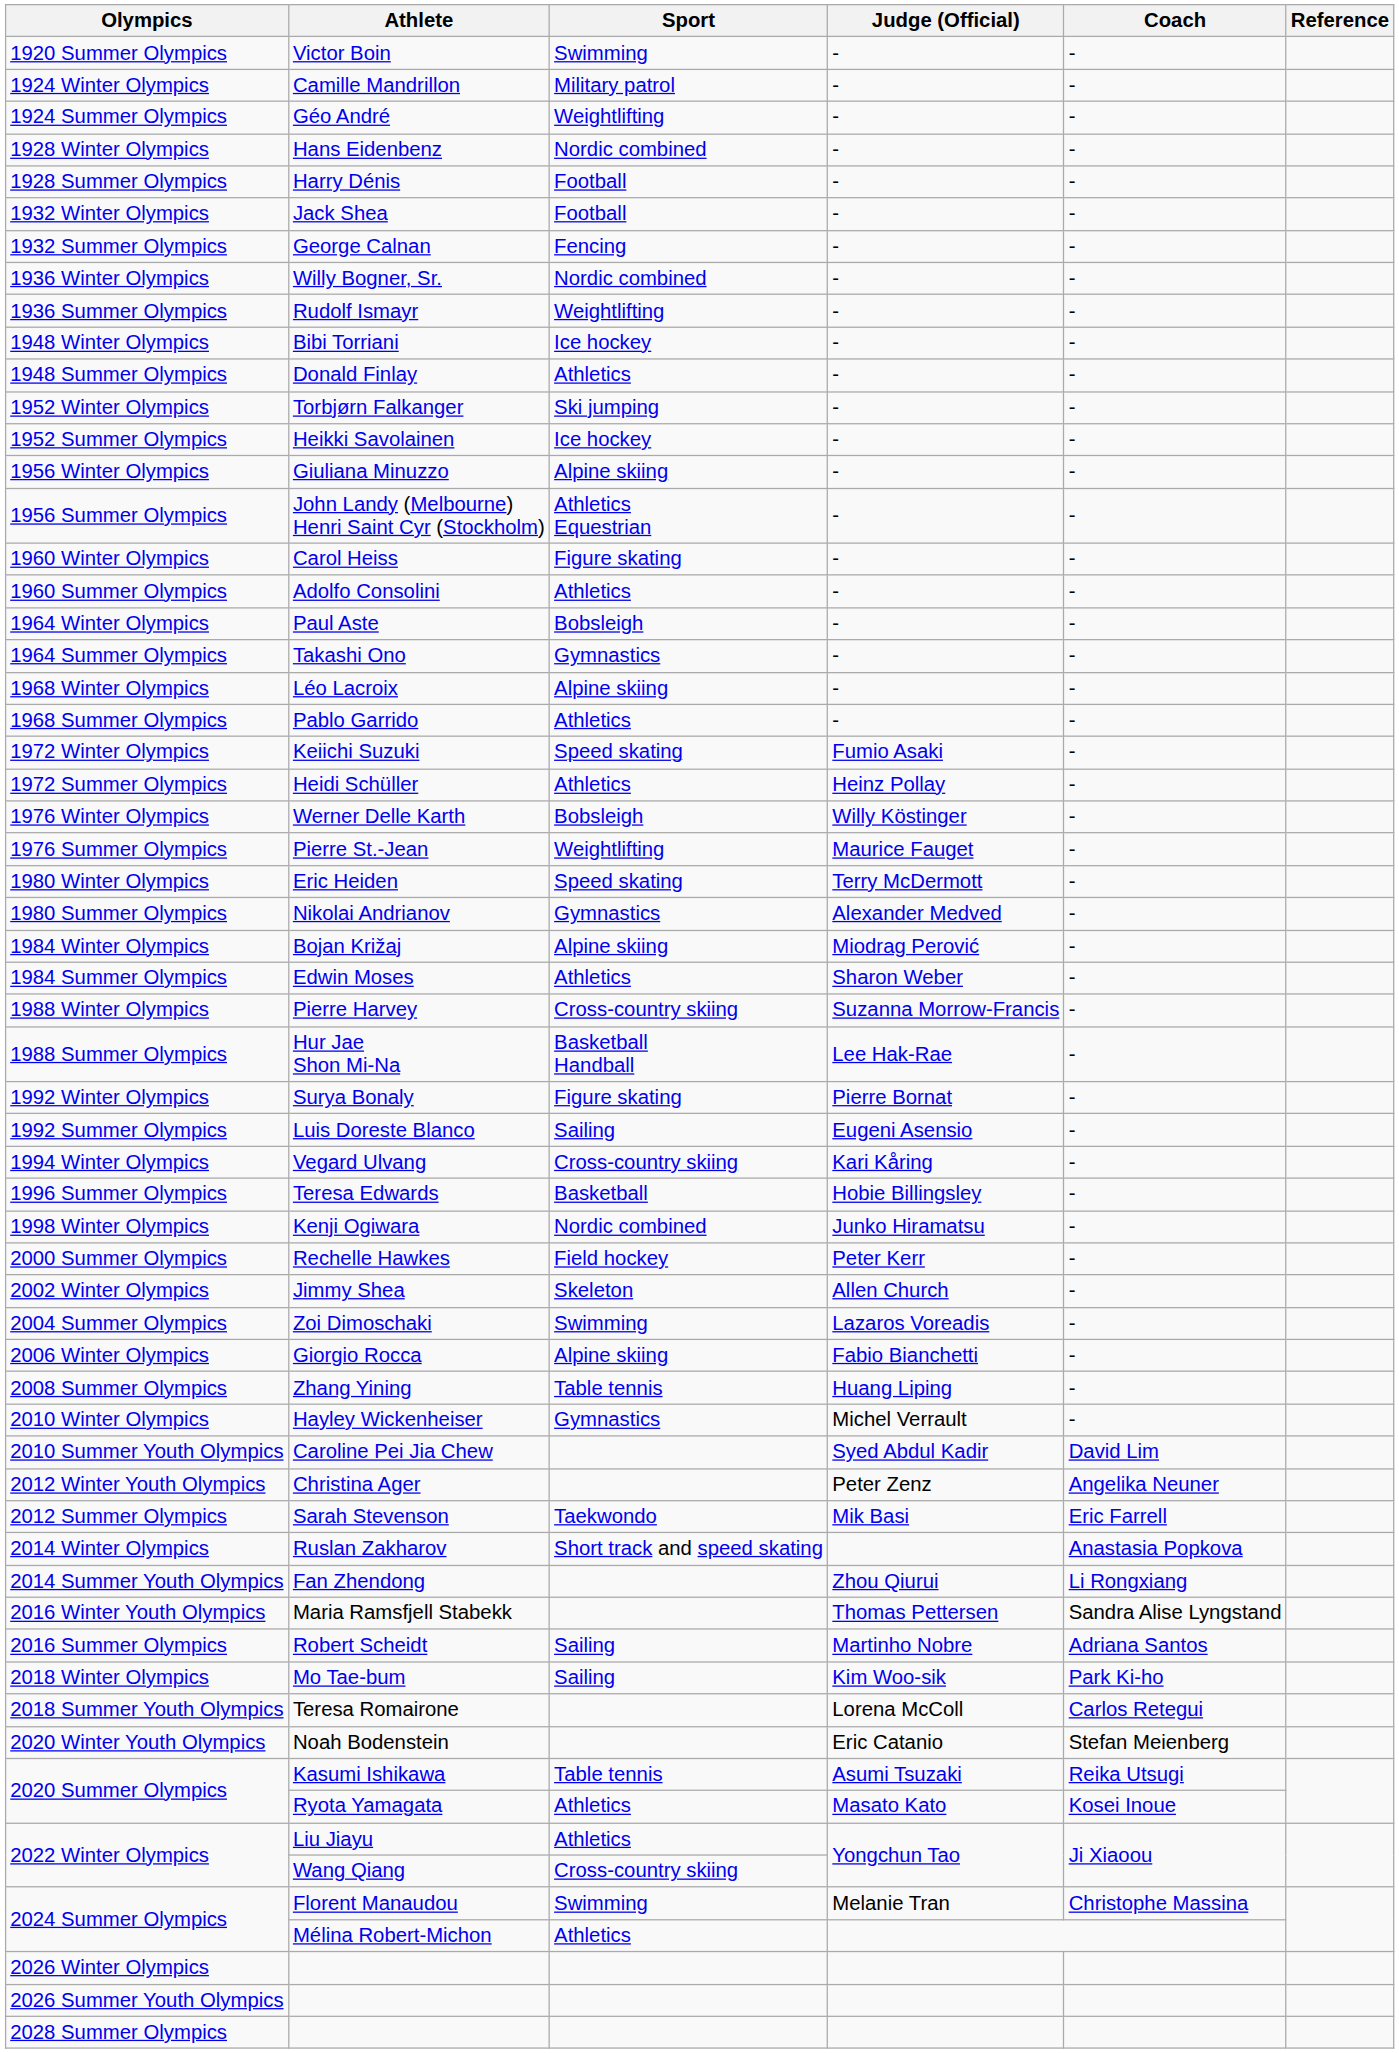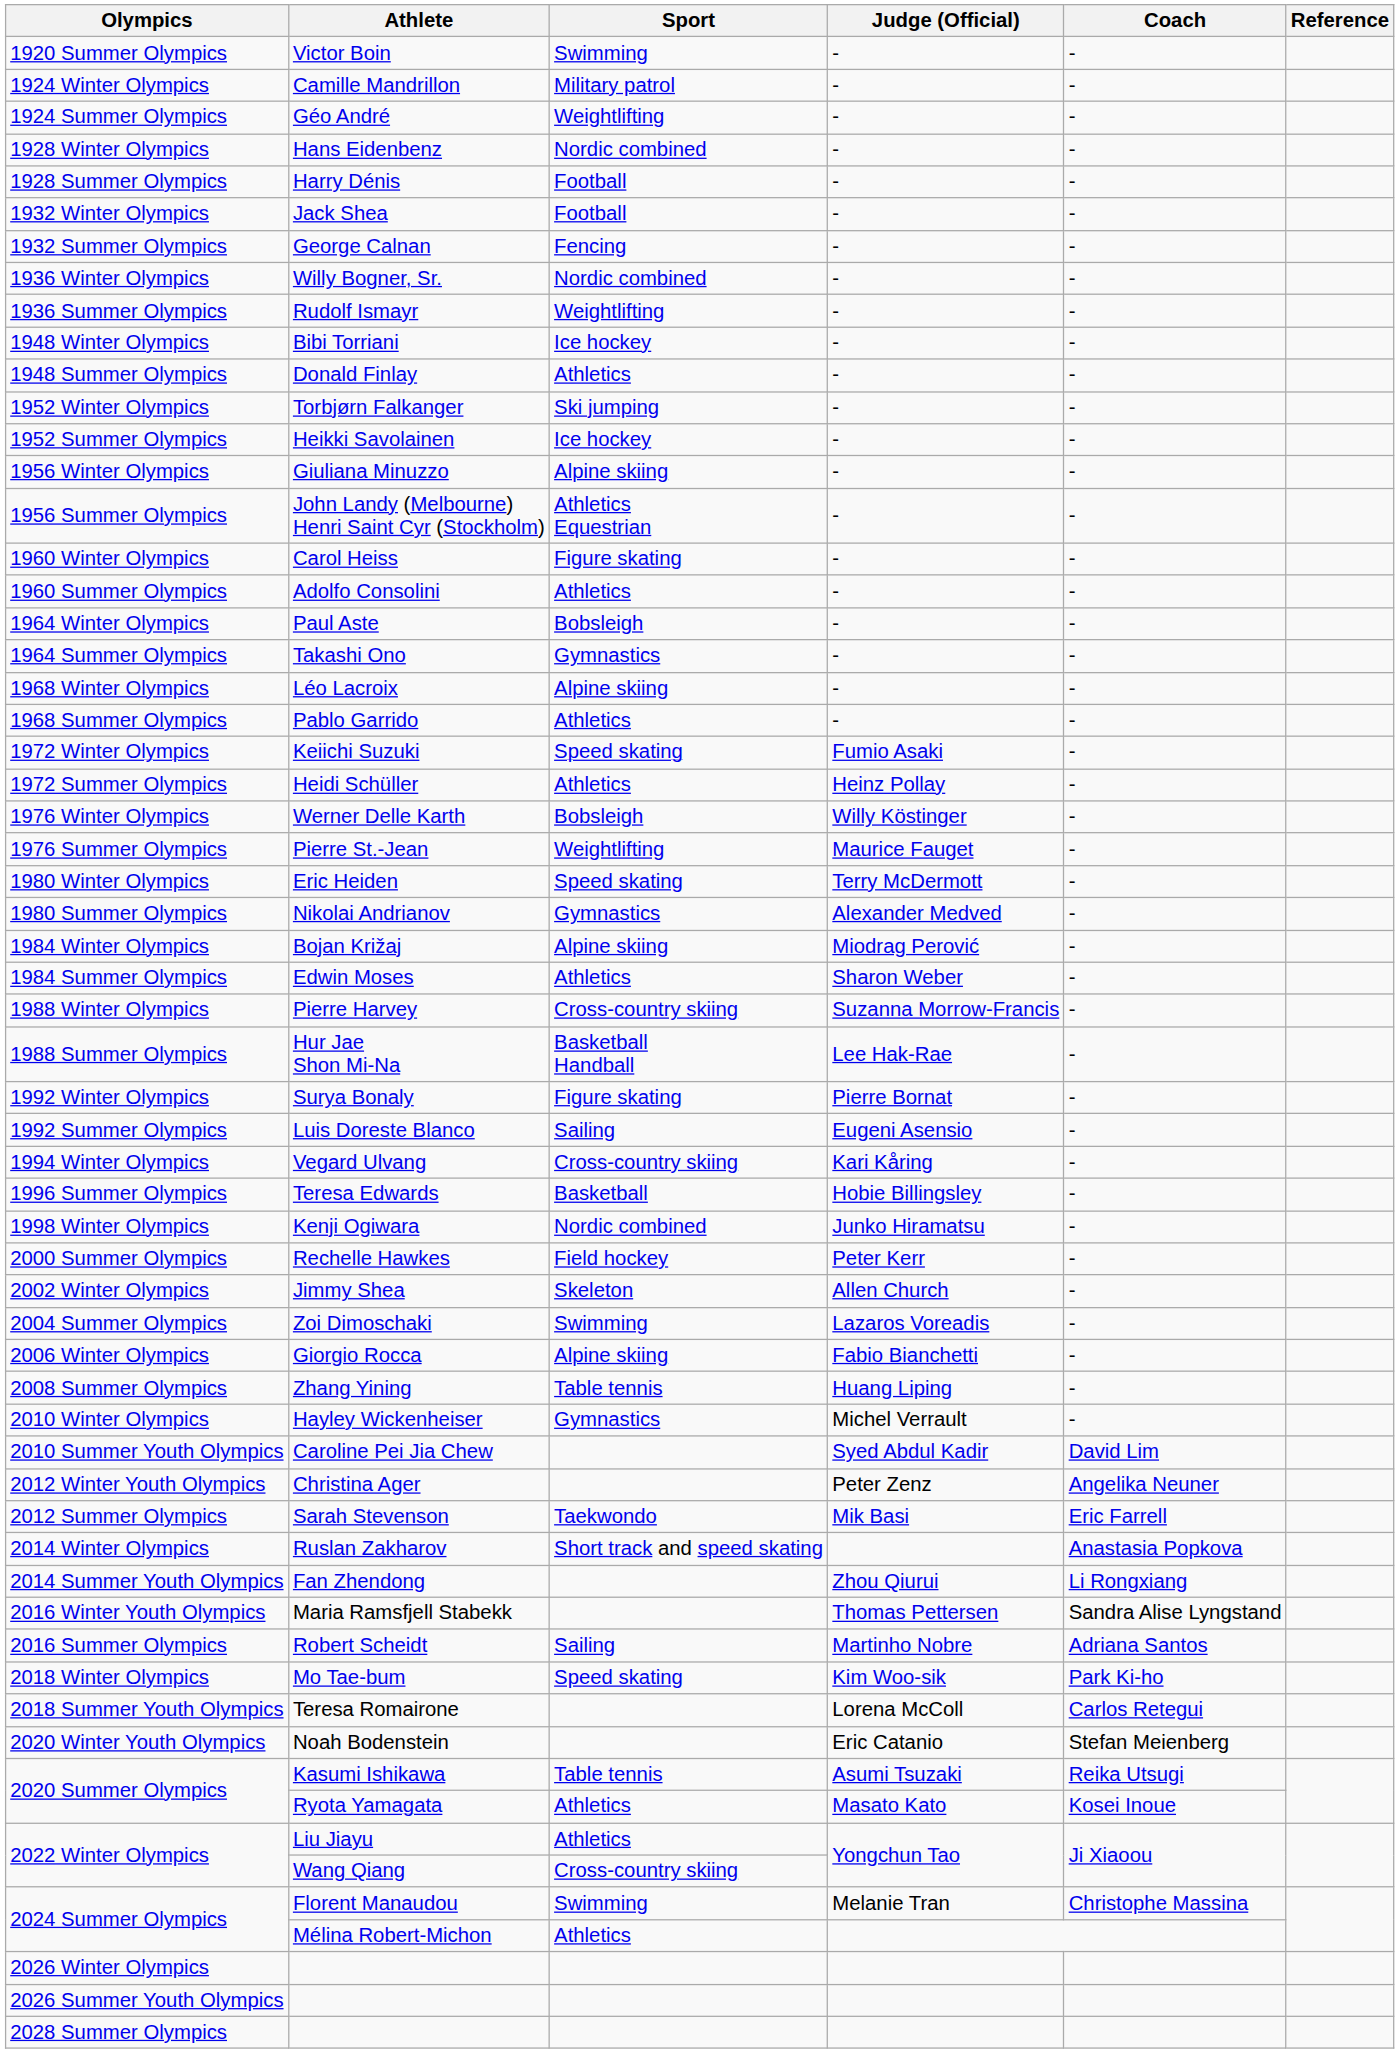(585, 1677) Sailing -> (618, 1677) Speed skating
